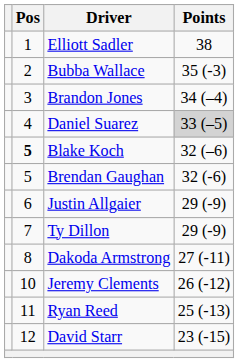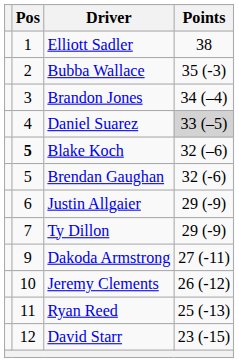(28, 257) 8 -> (28, 257) 9
